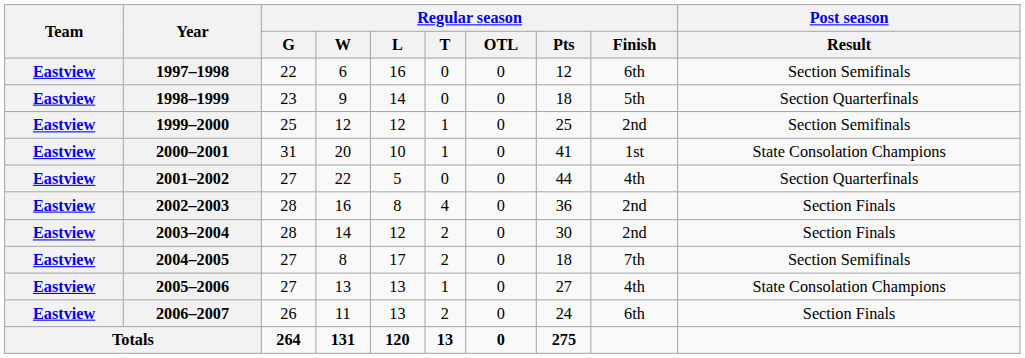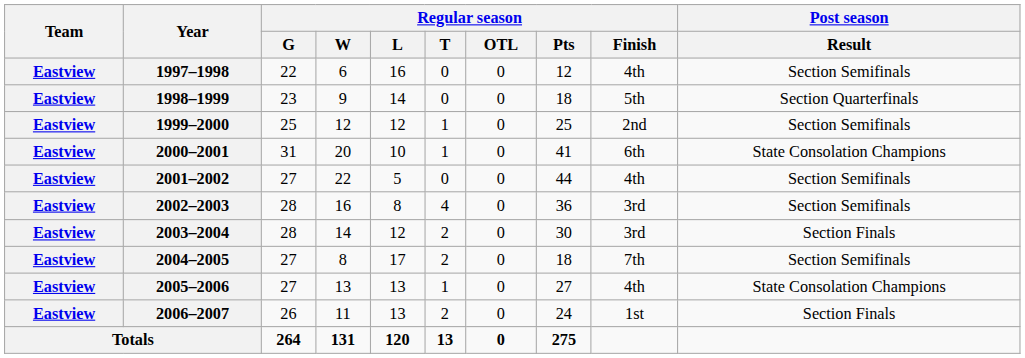(634, 71) 6th -> (634, 71) 4th
(634, 152) 1st -> (634, 152) 6th
(849, 178) Section Quarterfinals -> (849, 178) Section Semifinals
(634, 205) 2nd -> (634, 205) 3rd
(849, 205) Section Finals -> (849, 205) Section Semifinals
(634, 232) 2nd -> (634, 232) 3rd
(634, 313) 6th -> (634, 313) 1st
